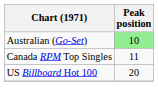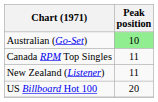+ row: (56, 72)
